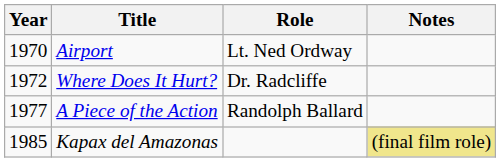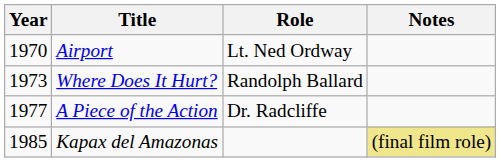(28, 80) 1972 -> (28, 80) 1973
(277, 80) Dr. Radcliffe -> (295, 80) Randolph Ballard
(295, 111) Randolph Ballard -> (277, 111) Dr. Radcliffe
